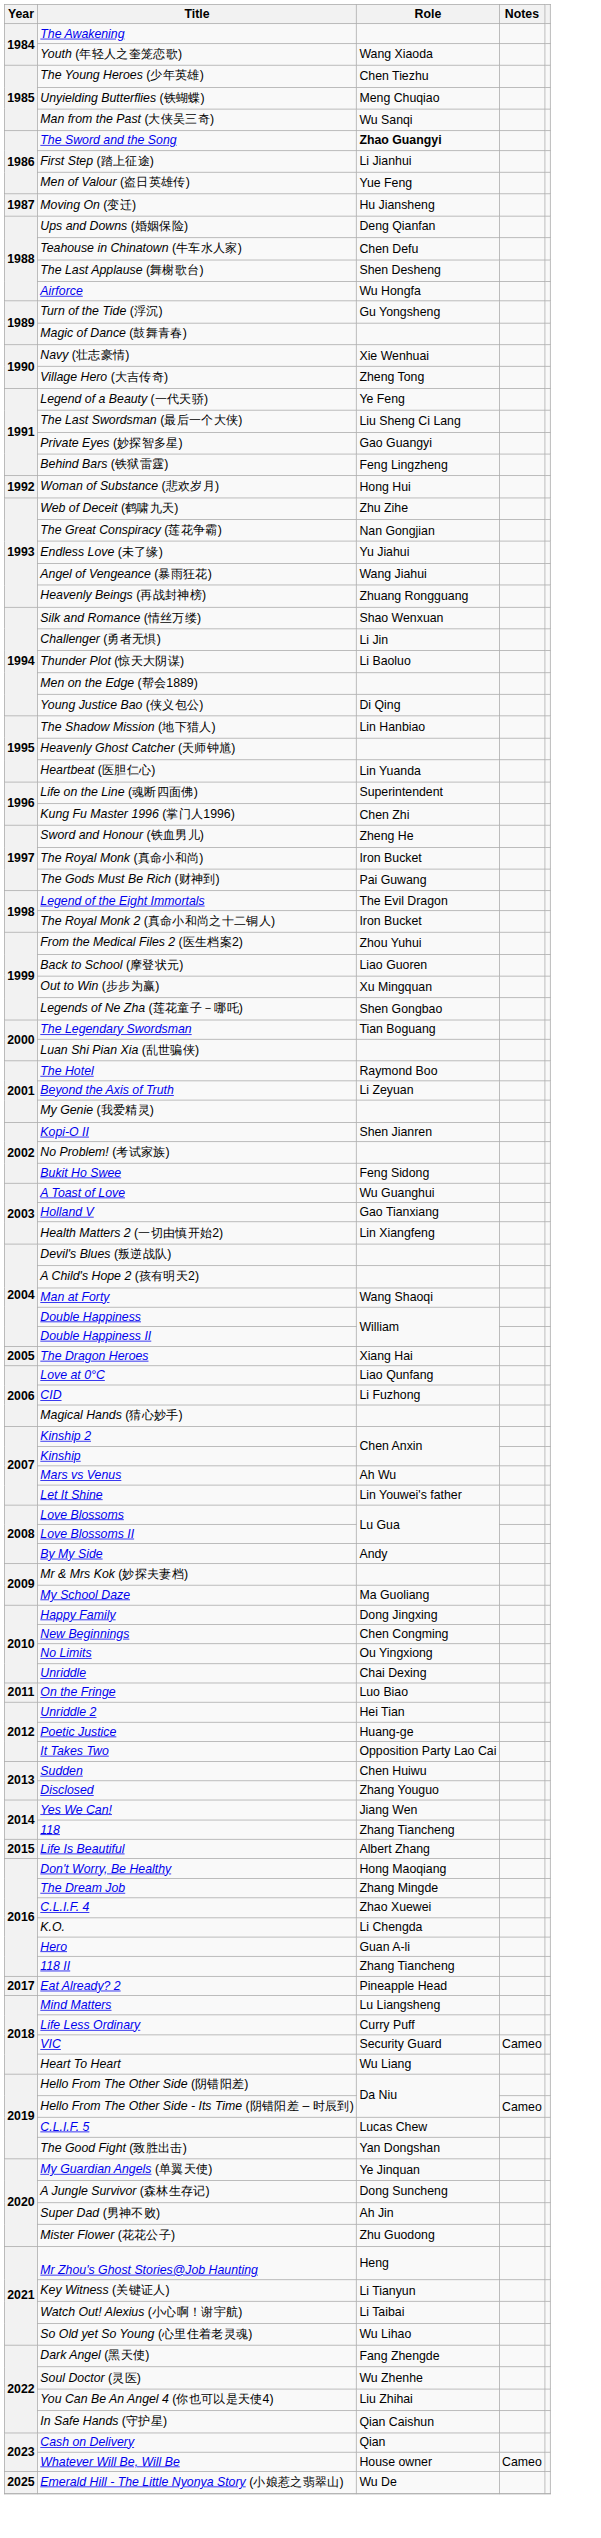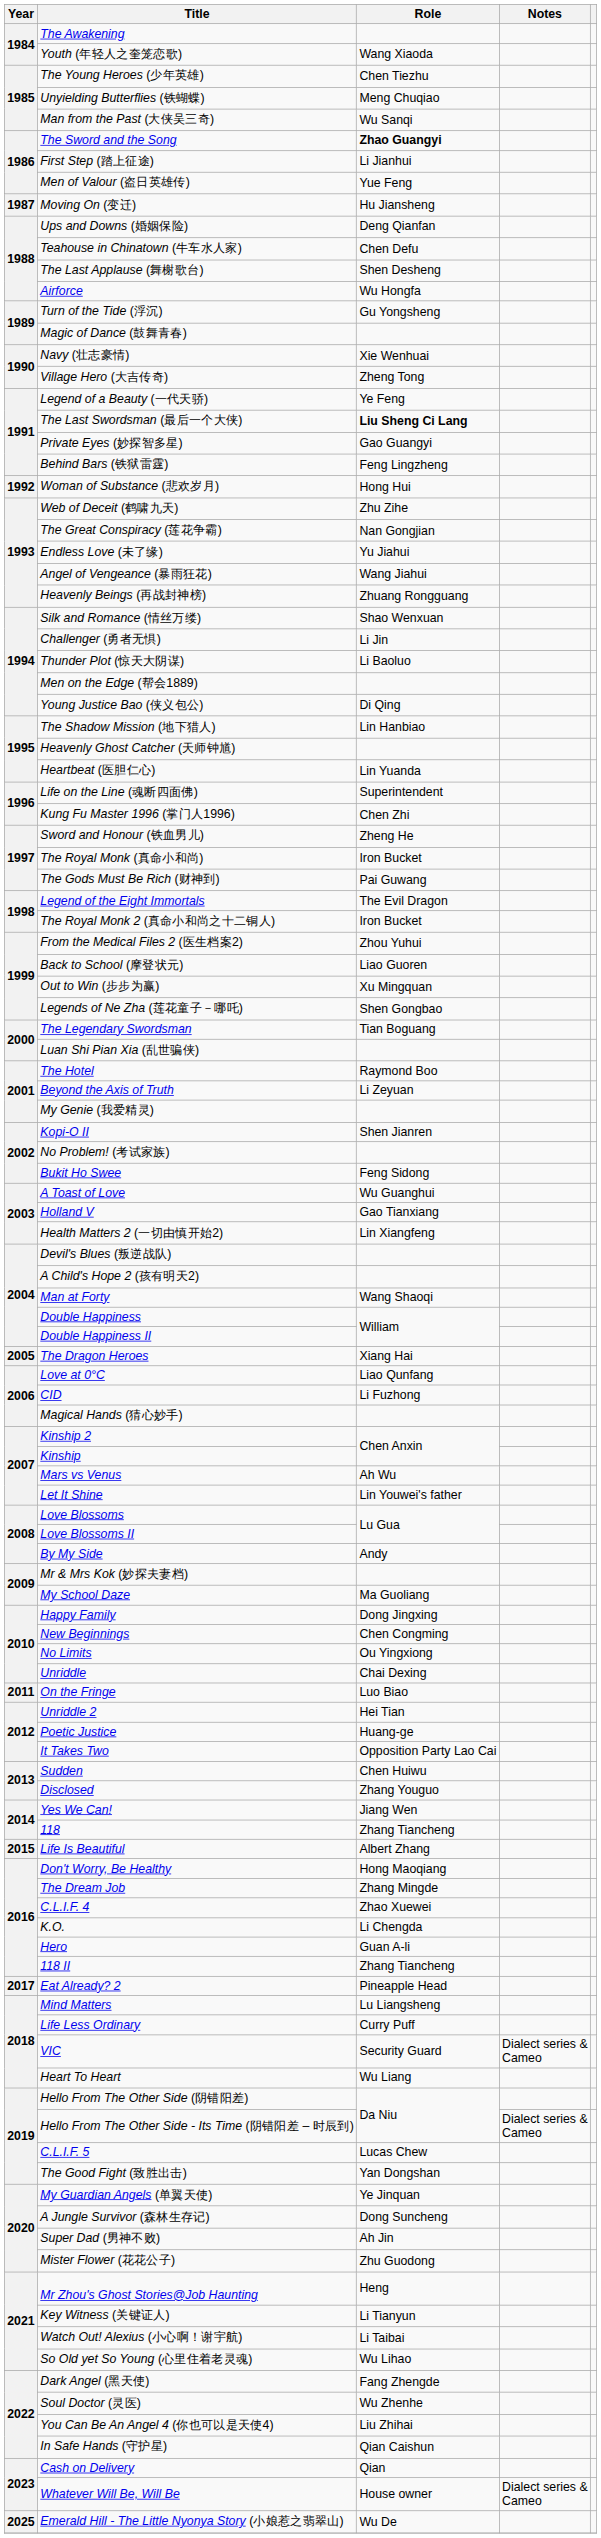(410, 421) normal -> (413, 421) bold
(522, 2044) Cameo -> (545, 2051) Dialect series & Cameo
(522, 2106) Cameo -> (545, 2126) Dialect series & Cameo
(522, 2462) Cameo -> (545, 2494) Dialect series & Cameo
